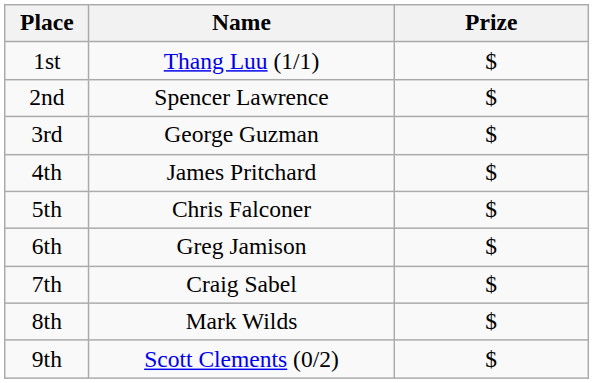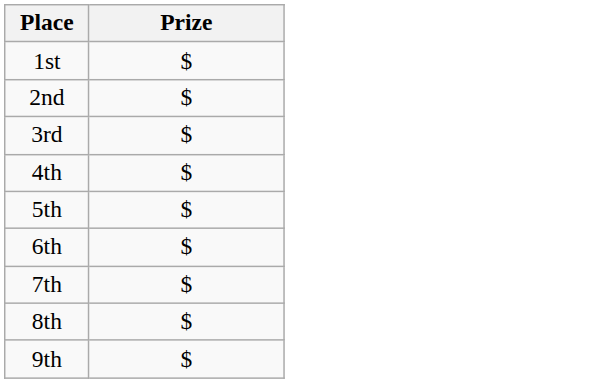- column: (241, 23)
